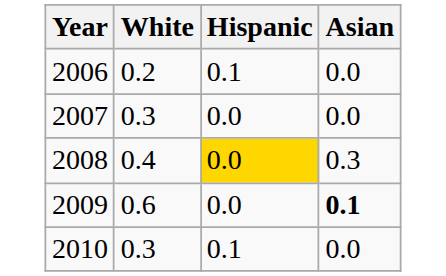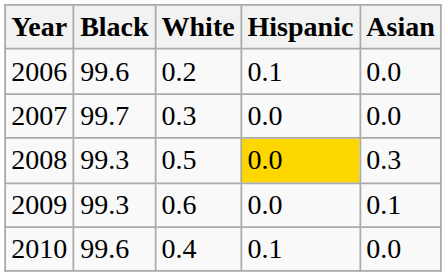+ column: (114, 26)
(138, 159) 0.4 -> (179, 159) 0.5
(343, 204) bold -> (384, 204) normal
(138, 248) 0.3 -> (179, 248) 0.4
